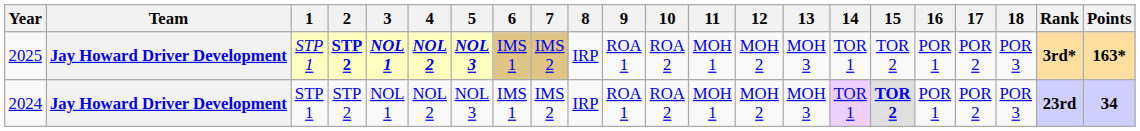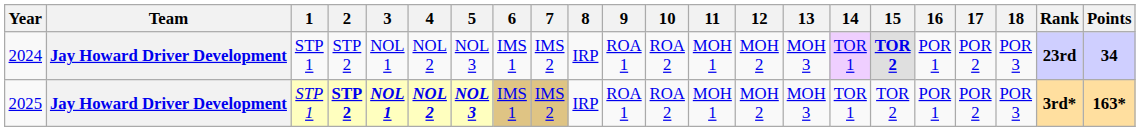rows swapped: (25, 102) <-> (25, 55)
